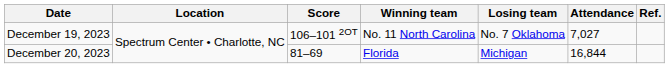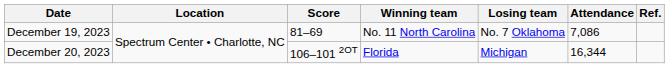(324, 33) 106–101 2OT -> (306, 32) 81–69
(585, 33) 7,027 -> (585, 32) 7,086
(306, 53) 81–69 -> (324, 52) 106–101 2OT
(588, 53) 16,844 -> (588, 52) 16,344
